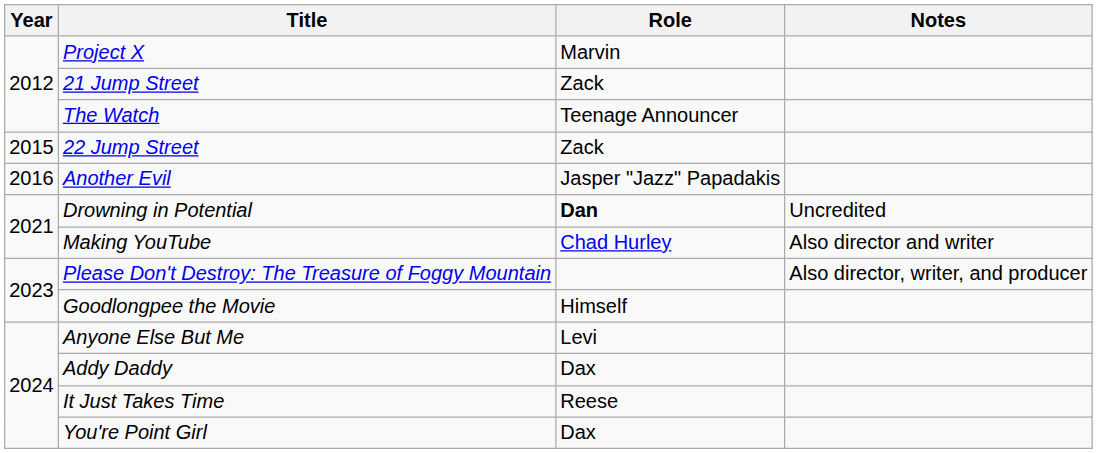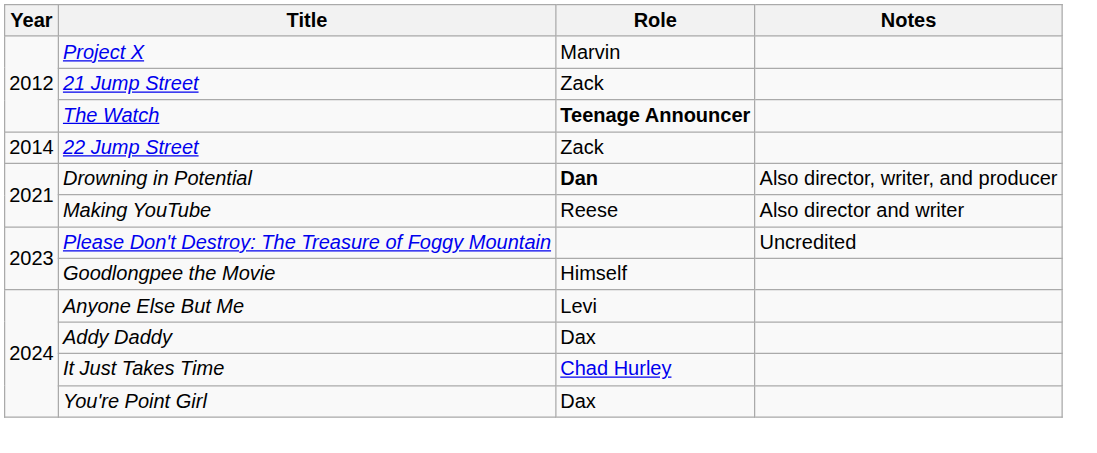(649, 115) normal -> (655, 115) bold
(31, 147) 2015 -> (31, 147) 2014
- row: (117, 178)
(838, 210) Uncredited -> (909, 178) Also director, writer, and producer
(616, 242) Chad Hurley -> (589, 210) Reese
(938, 274) Also director, writer, and producer -> (808, 242) Uncredited
(589, 400) Reese -> (616, 369) Chad Hurley
